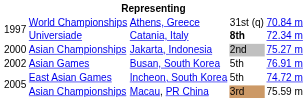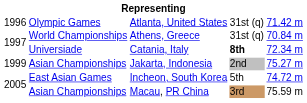+ row: (179, 22)
(15, 50) 2000 -> (15, 64) 1999
- row: (175, 64)
